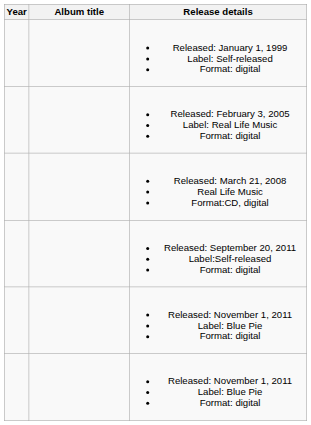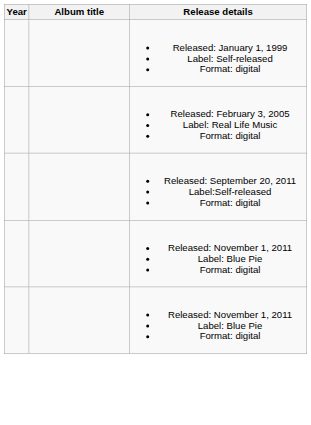- row: (17, 187)
